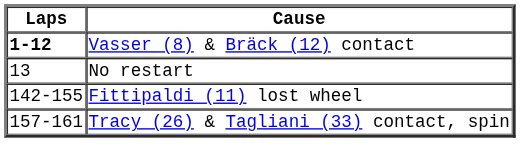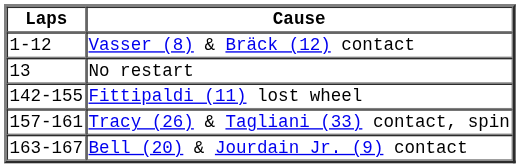(30, 45) bold -> (30, 45) normal
+ row: (278, 148)
